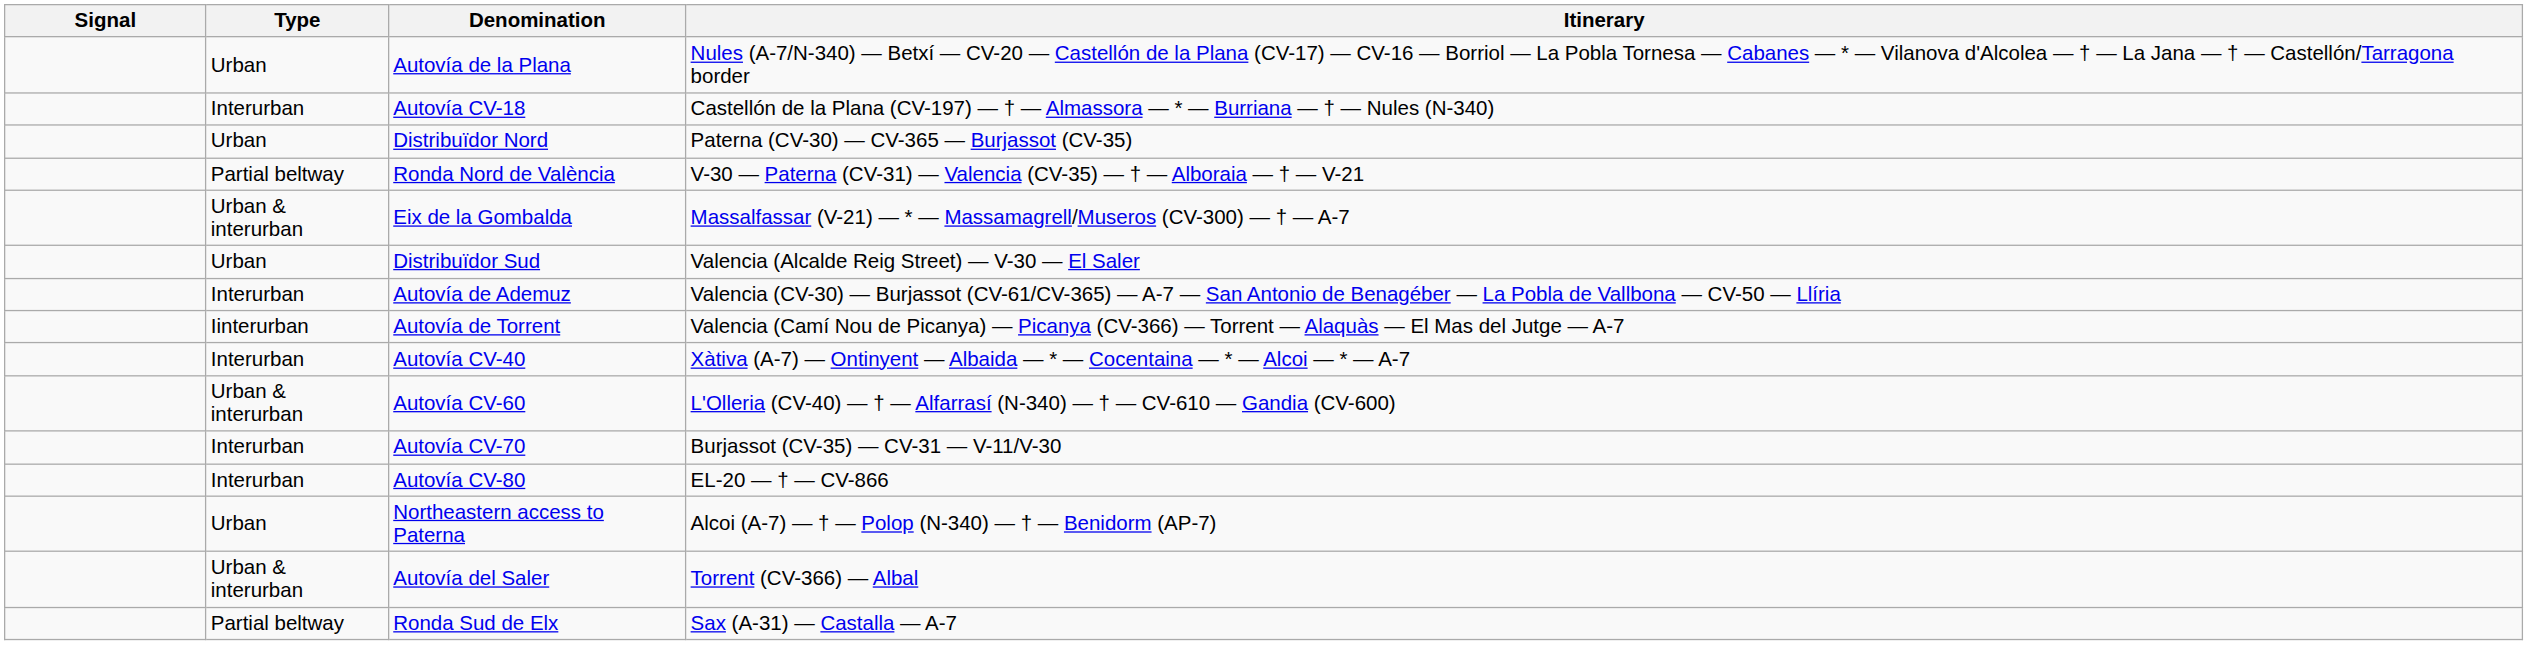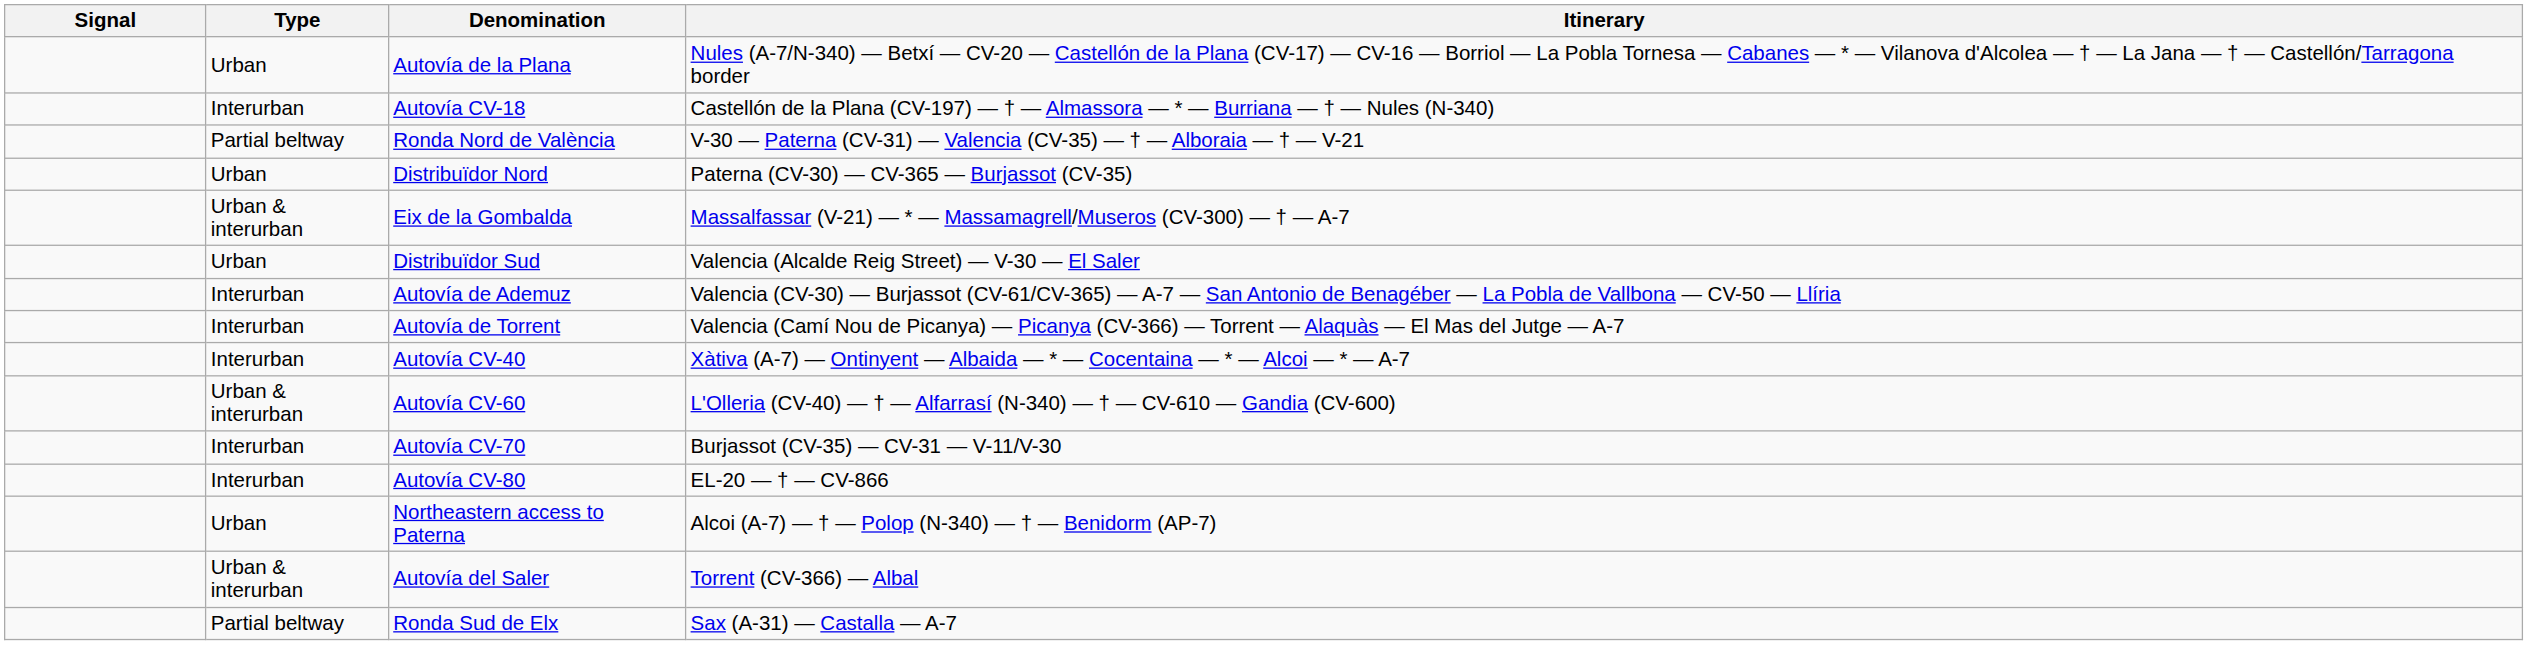rows swapped: (504, 173) <-> (471, 141)
(260, 326) Iinterurban -> (257, 326) Interurban
